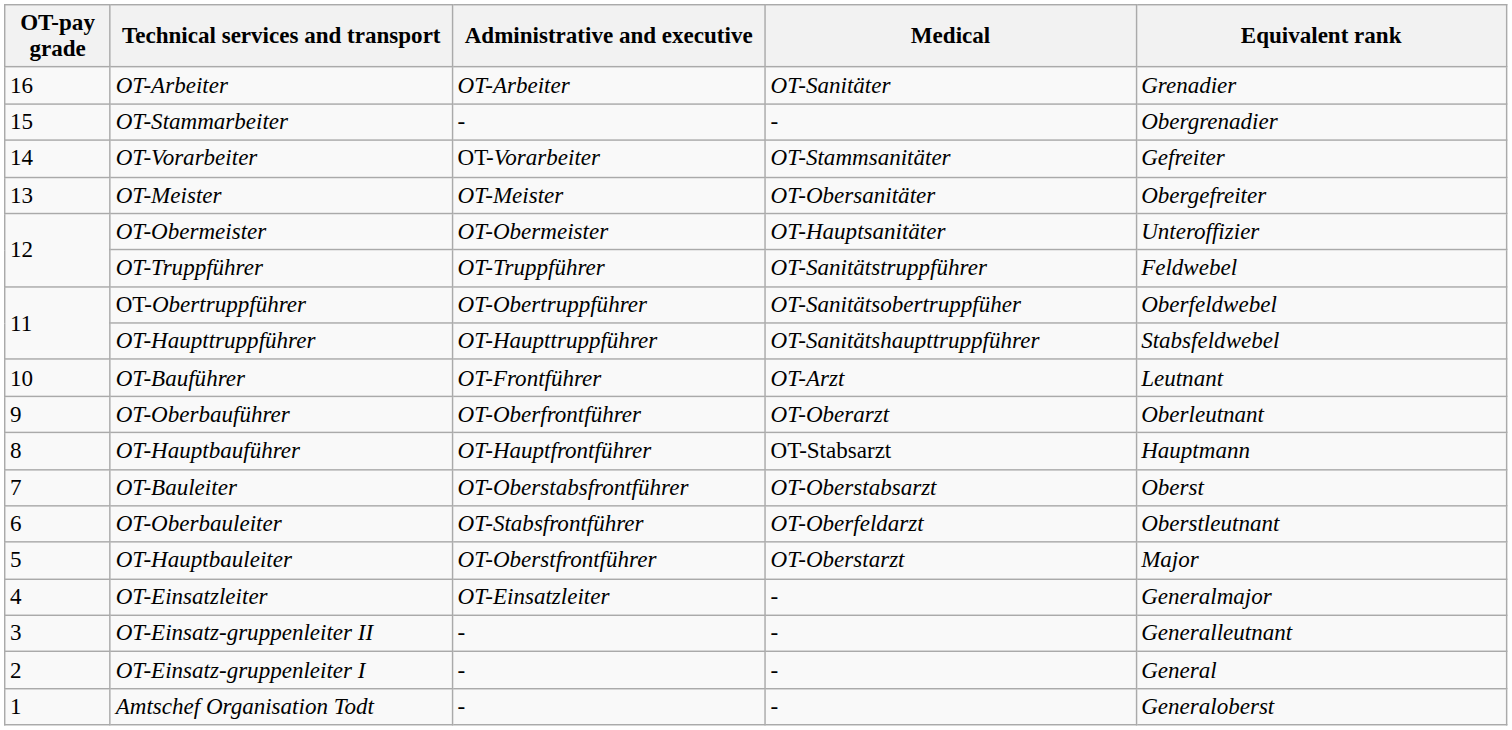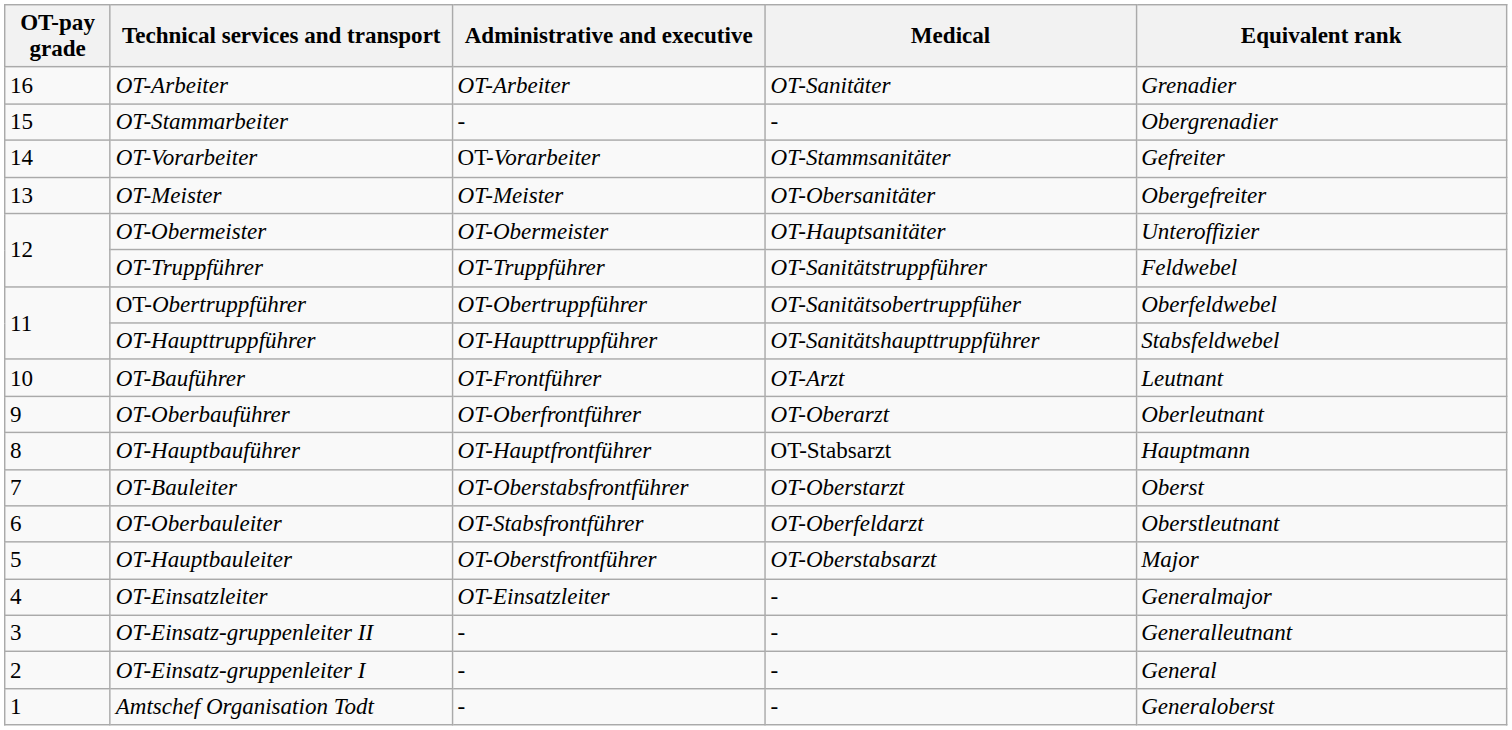(854, 487) OT-Oberstabsarzt -> (838, 487) OT-Oberstarzt
(838, 560) OT-Oberstarzt -> (854, 560) OT-Oberstabsarzt
